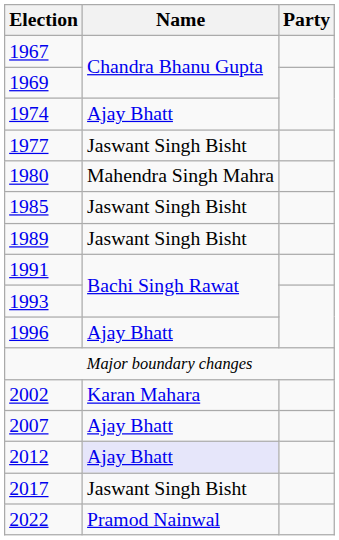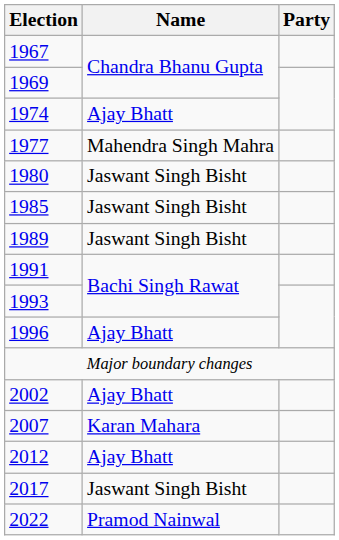(167, 144) Jaswant Singh Bisht -> (181, 144) Mahendra Singh Mahra
(181, 176) Mahendra Singh Mahra -> (167, 176) Jaswant Singh Bisht
(144, 394) Karan Mahara -> (130, 394) Ajay Bhatt
(130, 425) Ajay Bhatt -> (144, 425) Karan Mahara
(130, 457) lavender background -> (130, 457) no background
